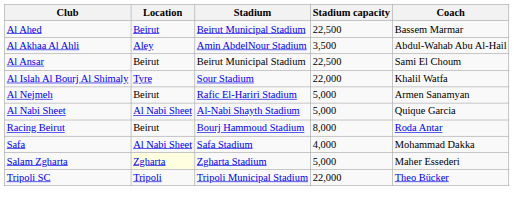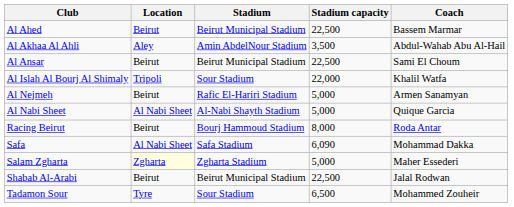(143, 78) Tyre -> (147, 78) Tripoli
(325, 144) 4,000 -> (323, 144) 6,090
+ row: (42, 177)
+ row: (37, 194)
- row: (29, 177)
